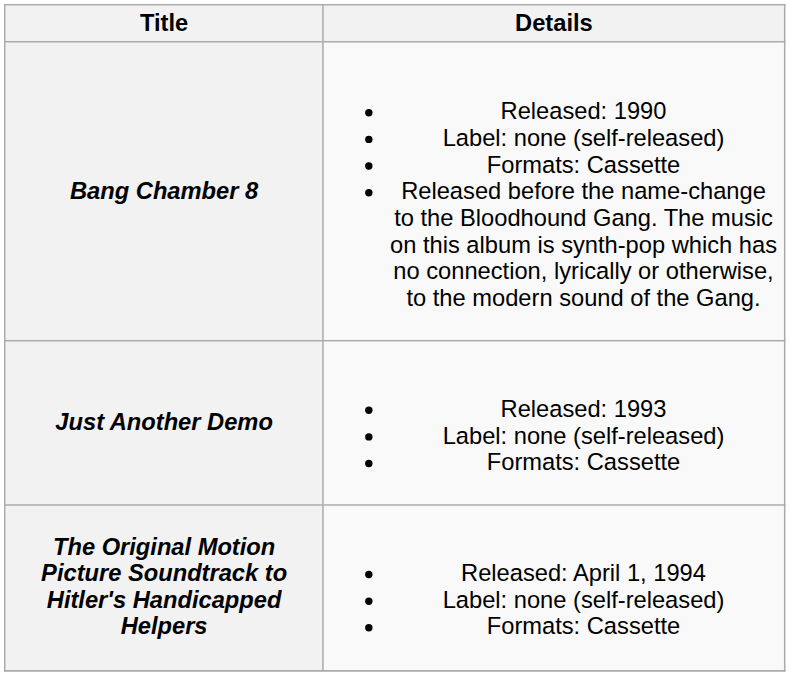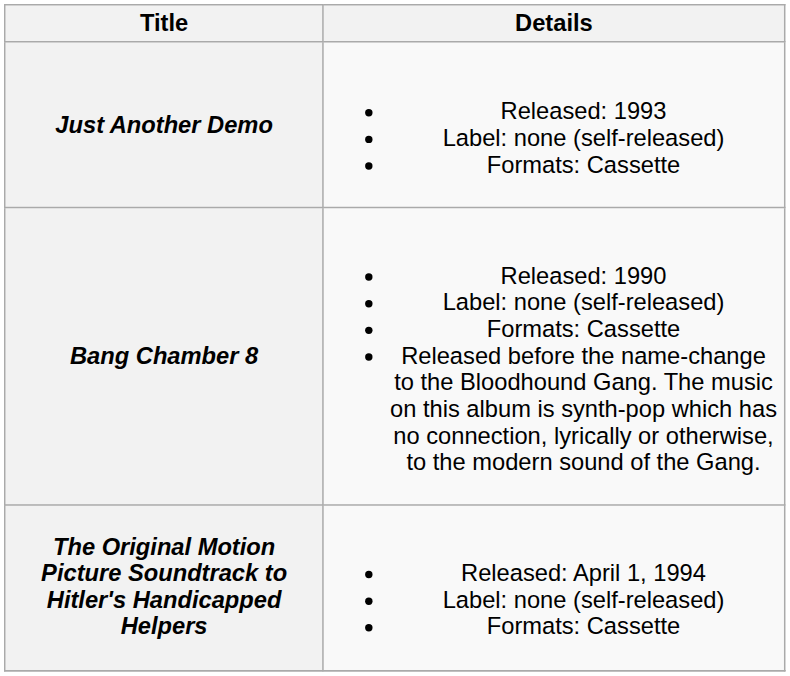rows swapped: (164, 191) <-> (164, 422)
